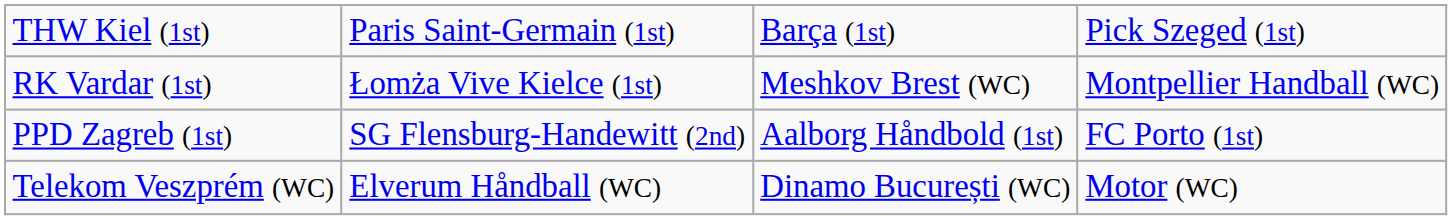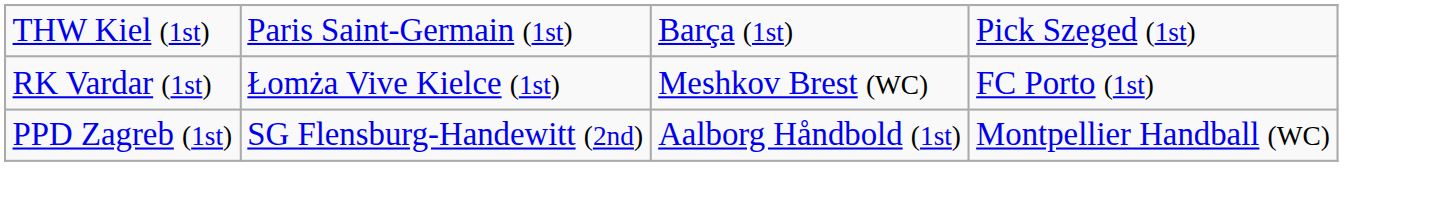(1262, 82) Montpellier Handball (WC) -> (1065, 82) FC Porto (1st)
(1174, 134) FC Porto (1st) -> (1153, 134) Montpellier Handball (WC)
- row: (173, 186)
